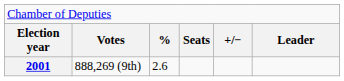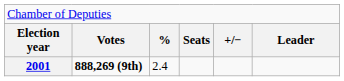(108, 66) normal -> (109, 66) bold
(160, 66) 2.6 -> (160, 66) 2.4
